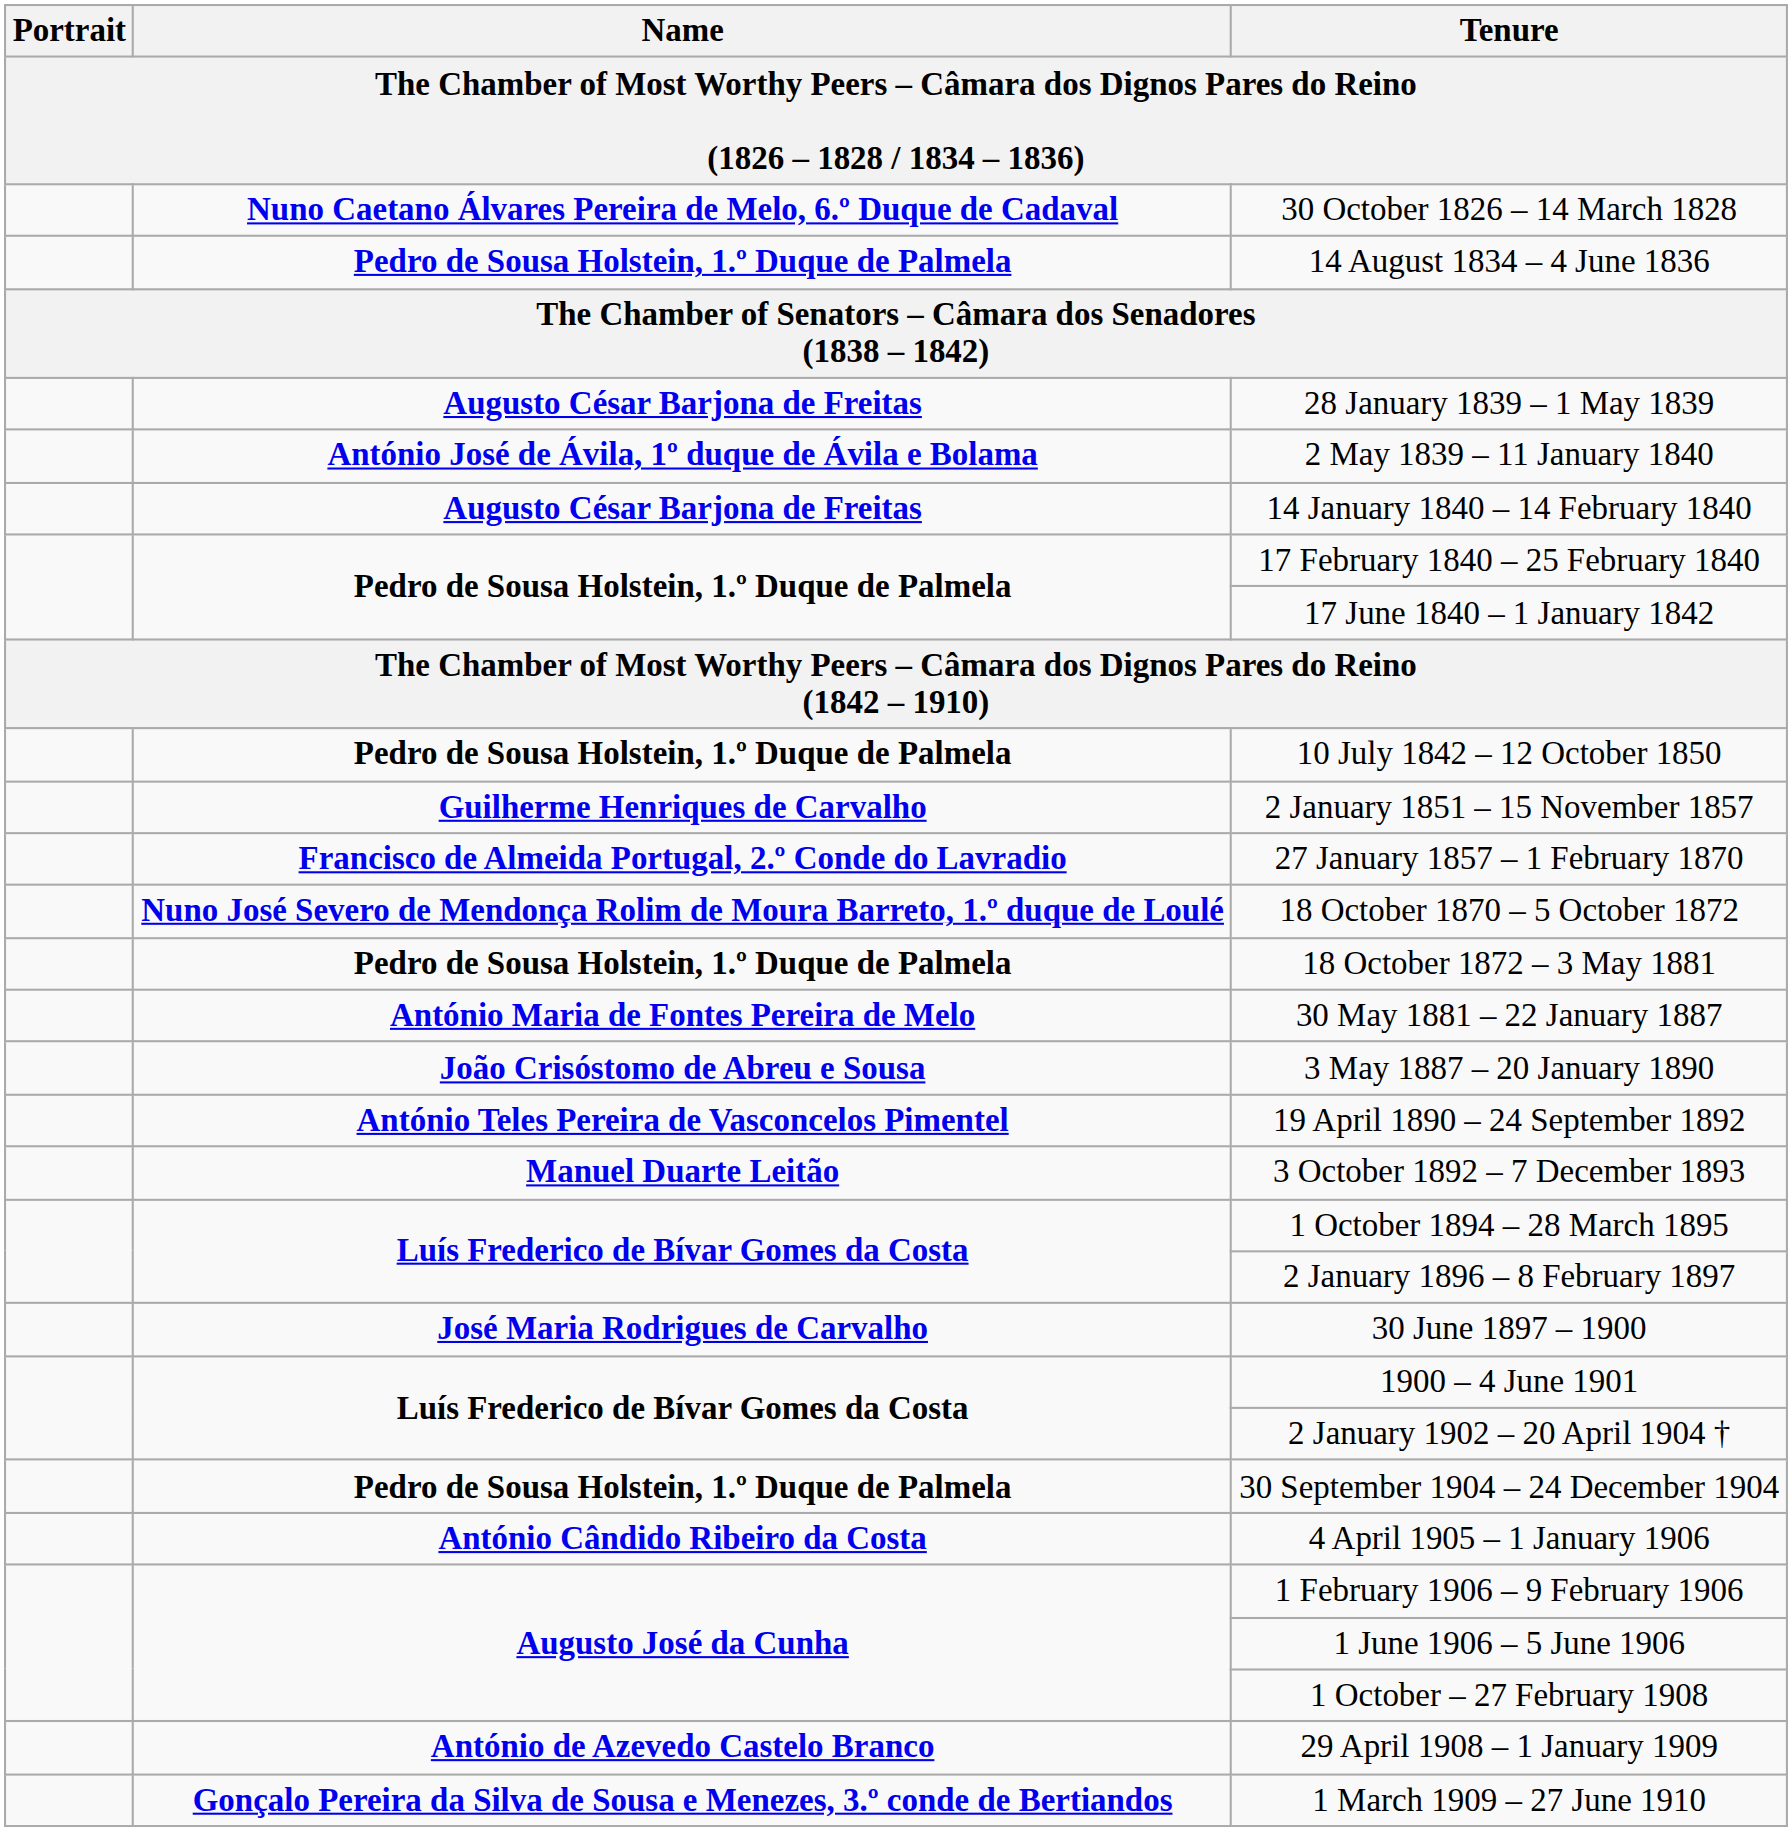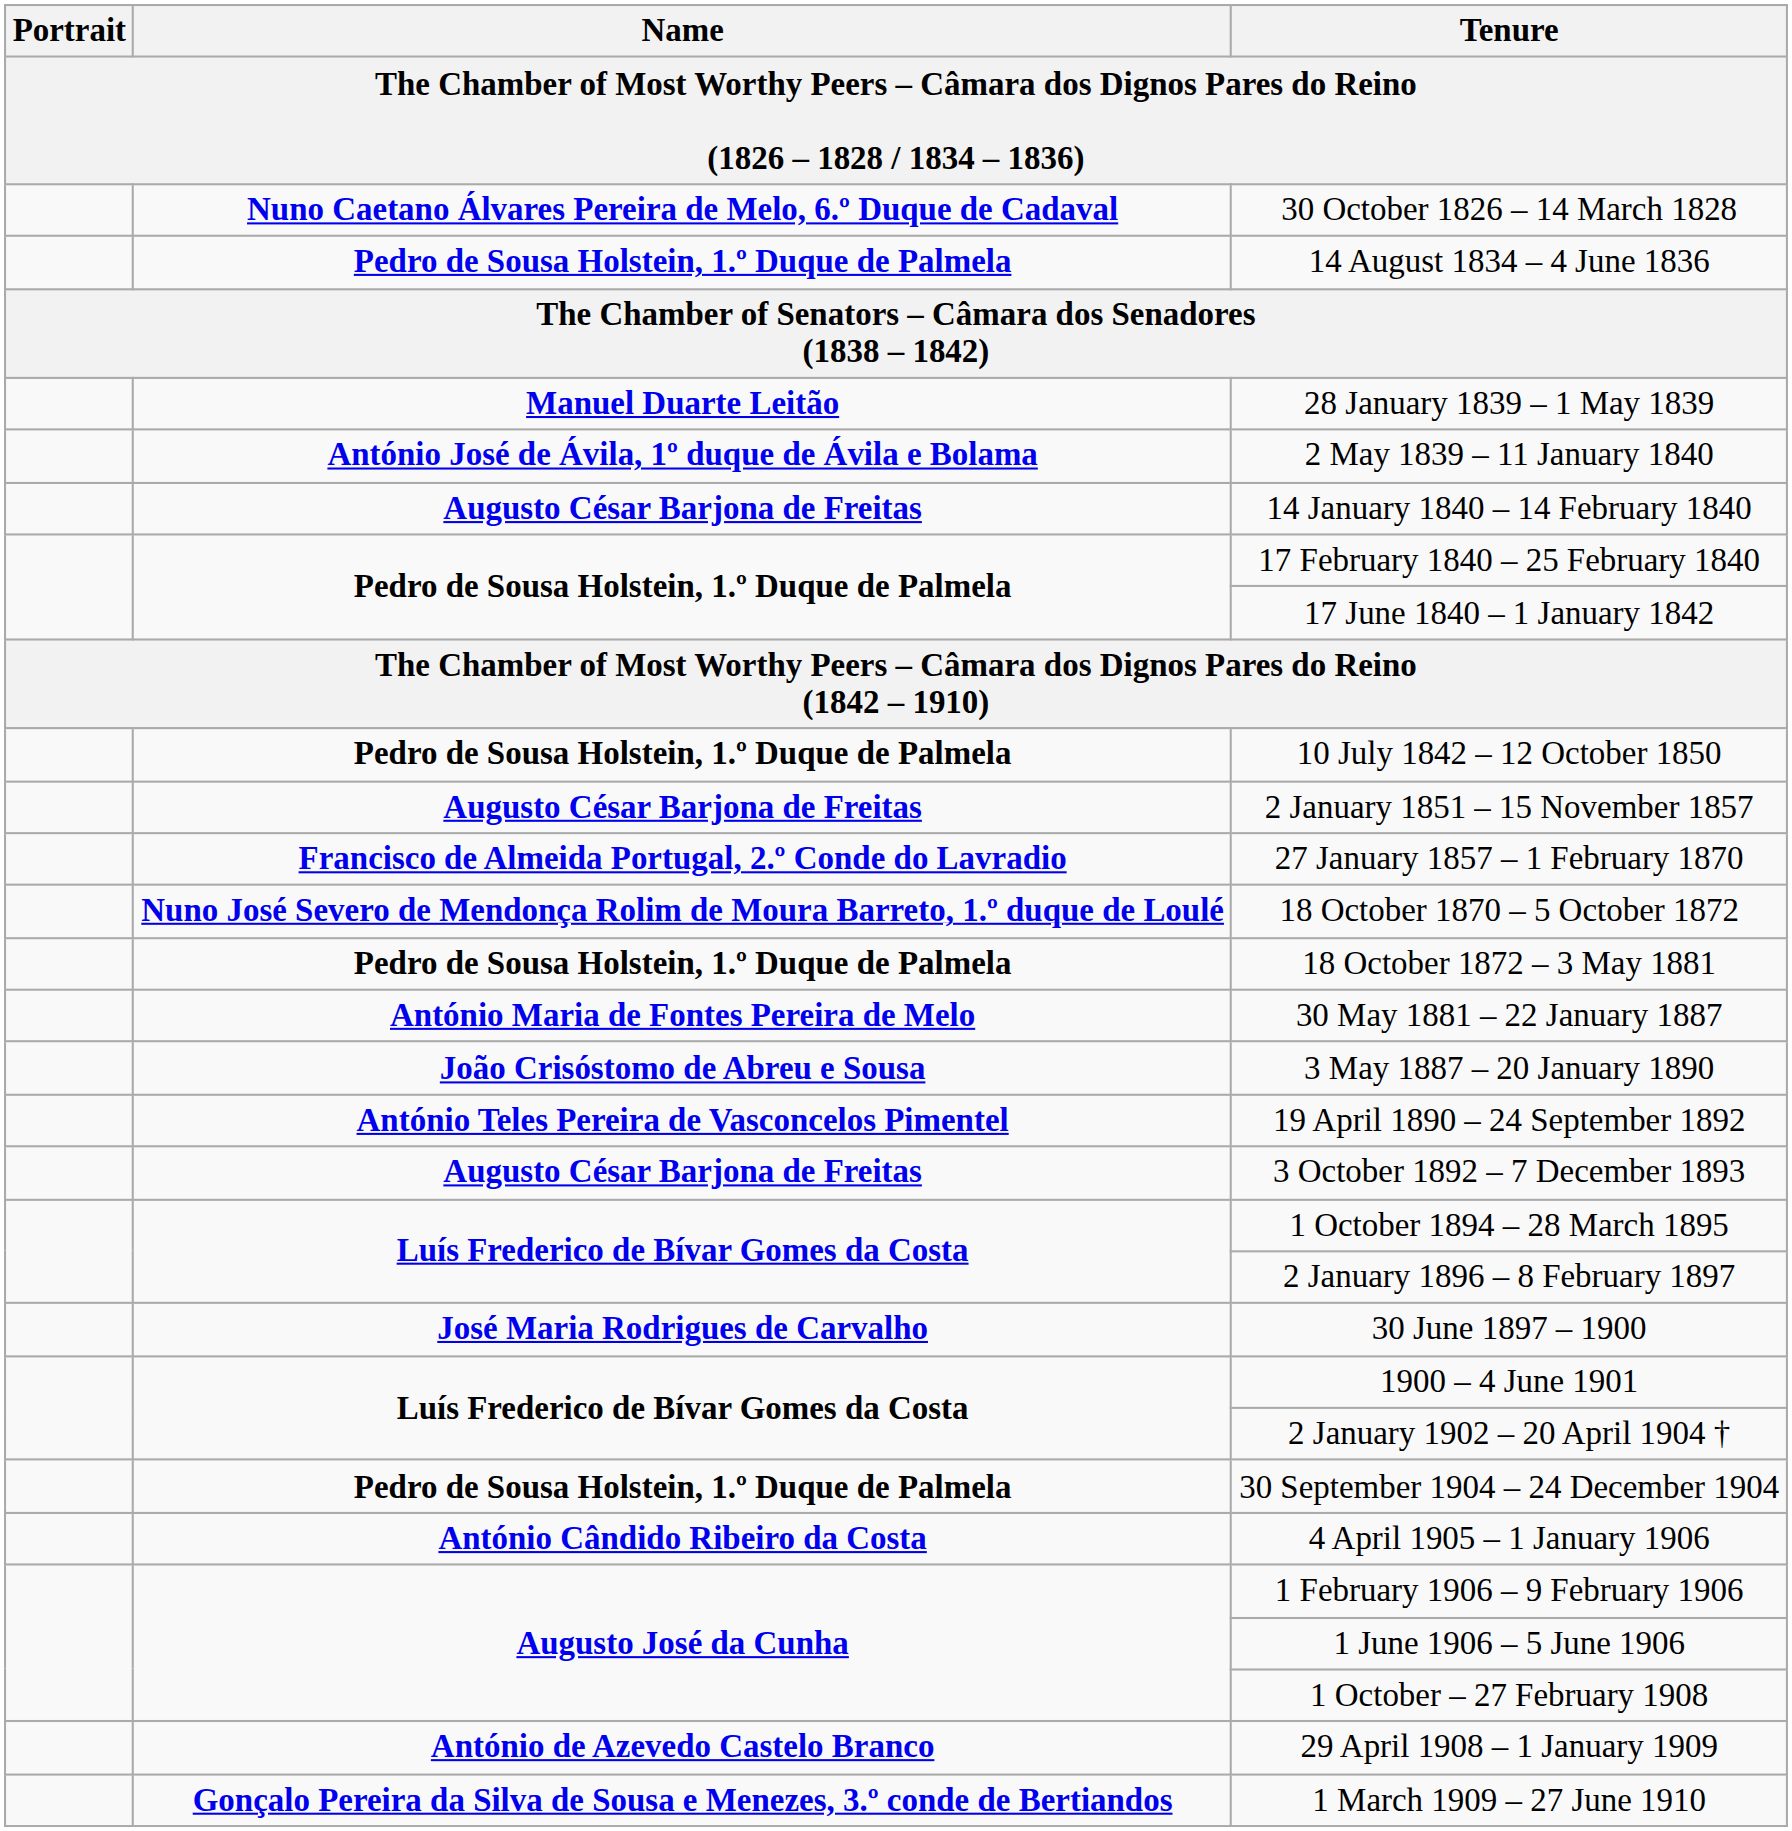(683, 403) Augusto César Barjona de Freitas -> (683, 403) Manuel Duarte Leitão
(683, 806) Guilherme Henriques de Carvalho -> (683, 806) Augusto César Barjona de Freitas
(683, 1172) Manuel Duarte Leitão -> (683, 1172) Augusto César Barjona de Freitas
